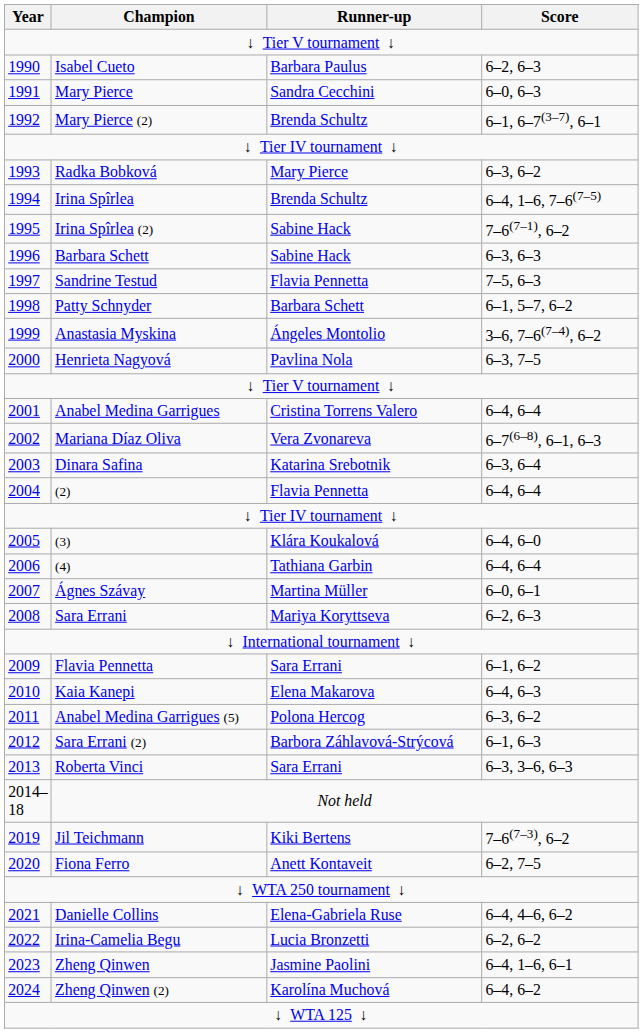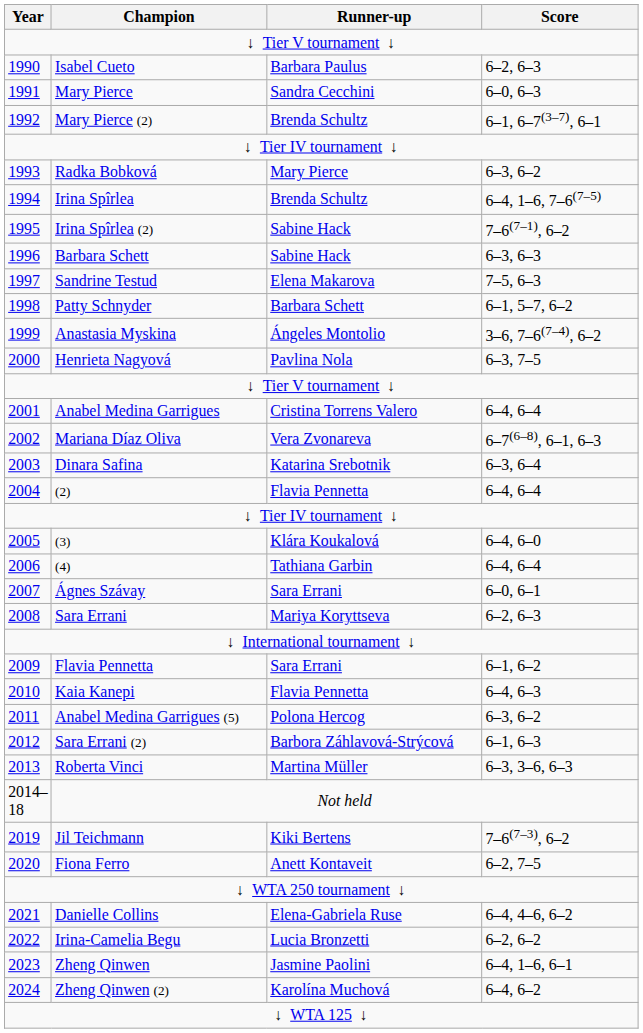(319, 281) Flavia Pennetta -> (322, 281) Elena Makarova
(319, 591) Martina Müller -> (306, 591) Sara Errani
(322, 691) Elena Makarova -> (319, 691) Flavia Pennetta
(306, 767) Sara Errani -> (319, 767) Martina Müller
